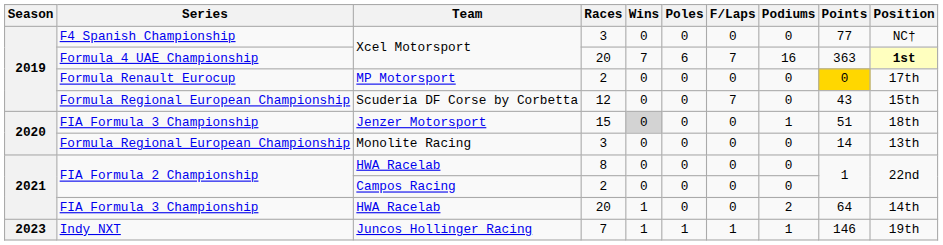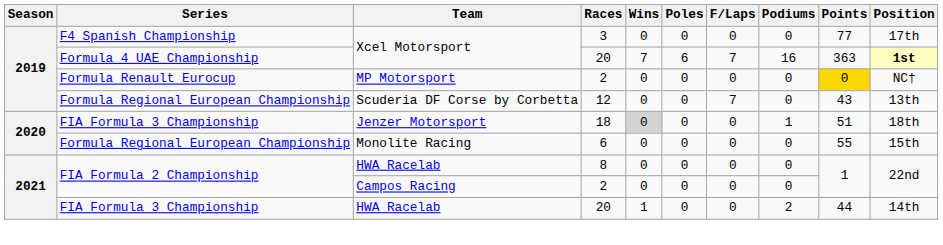(904, 36) NC† -> (904, 36) 17th
(904, 79) 17th -> (904, 79) NC†
(904, 101) 15th -> (904, 101) 13th
(603, 122) 15 -> (603, 122) 18
(603, 143) 3 -> (603, 143) 6
(844, 143) 14 -> (844, 143) 55
(904, 143) 13th -> (904, 143) 15th
(844, 208) 64 -> (844, 208) 44
- row: (90, 229)
